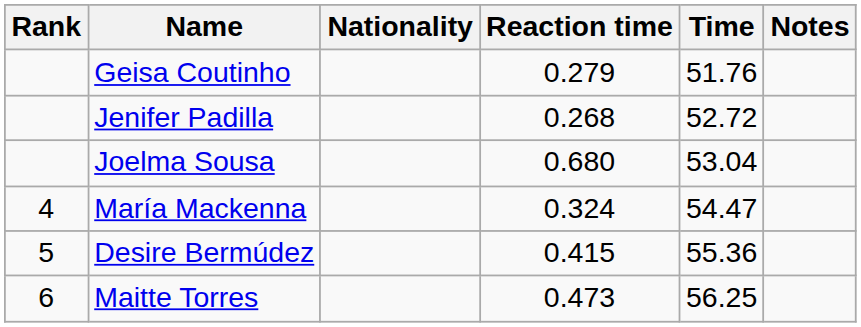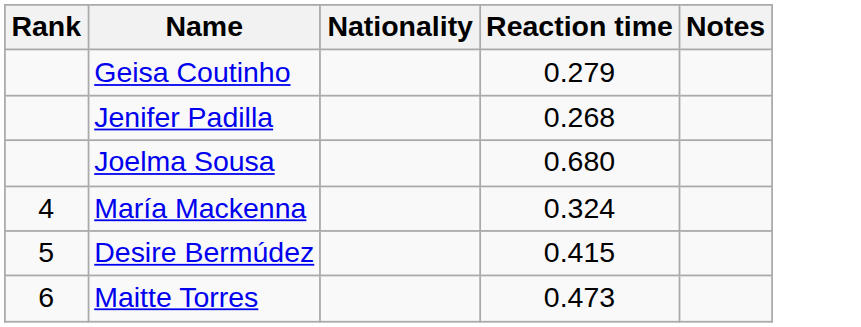- column: (722, 27)
